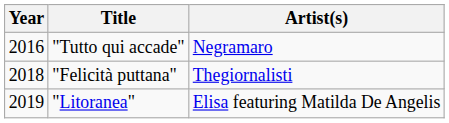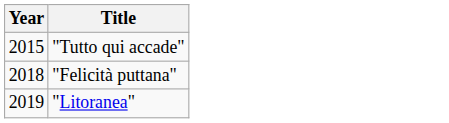- column: (317, 18)
(26, 46) 2016 -> (26, 46) 2015
